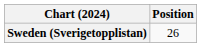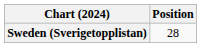(173, 33) 26 -> (173, 33) 28
